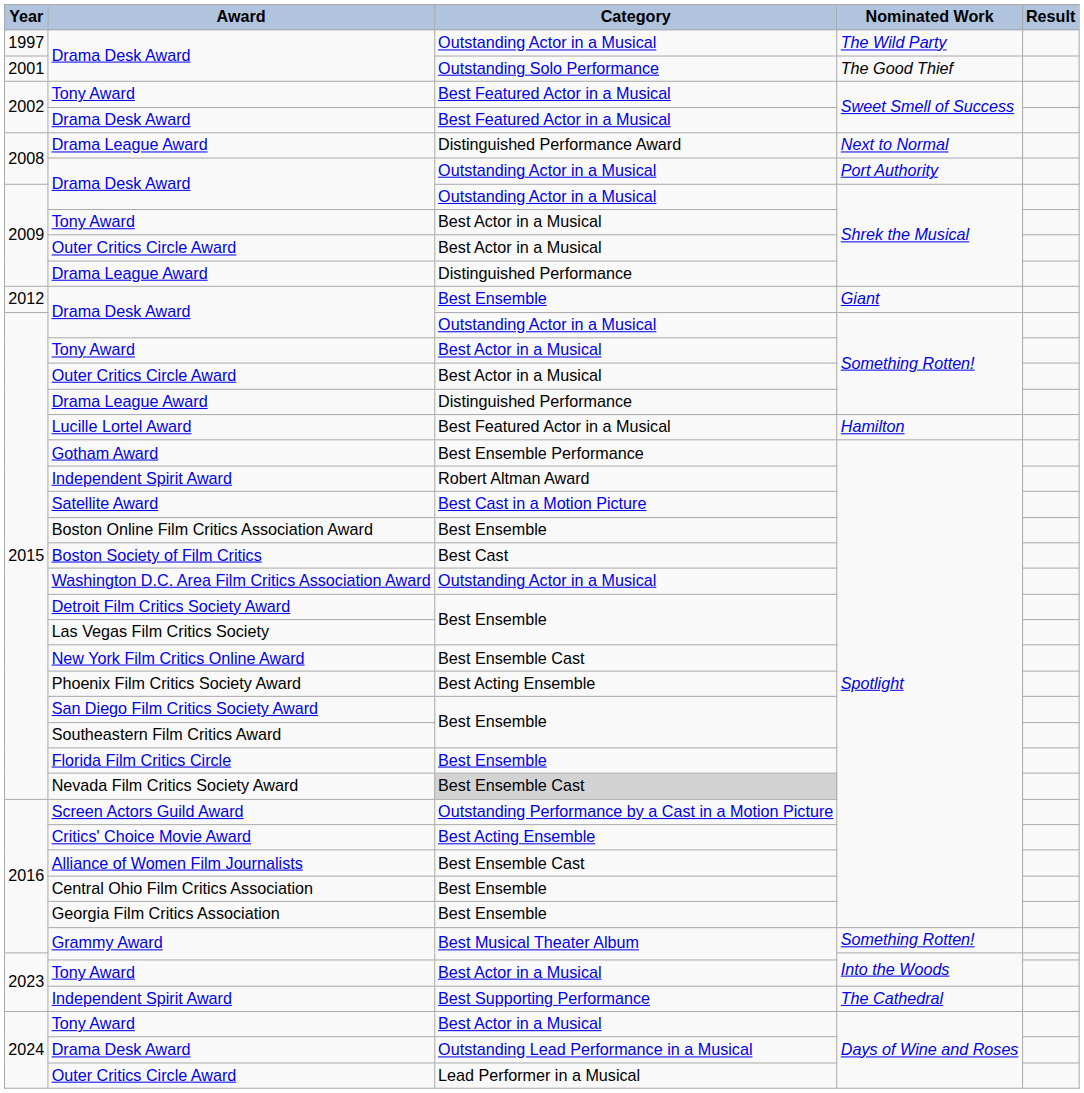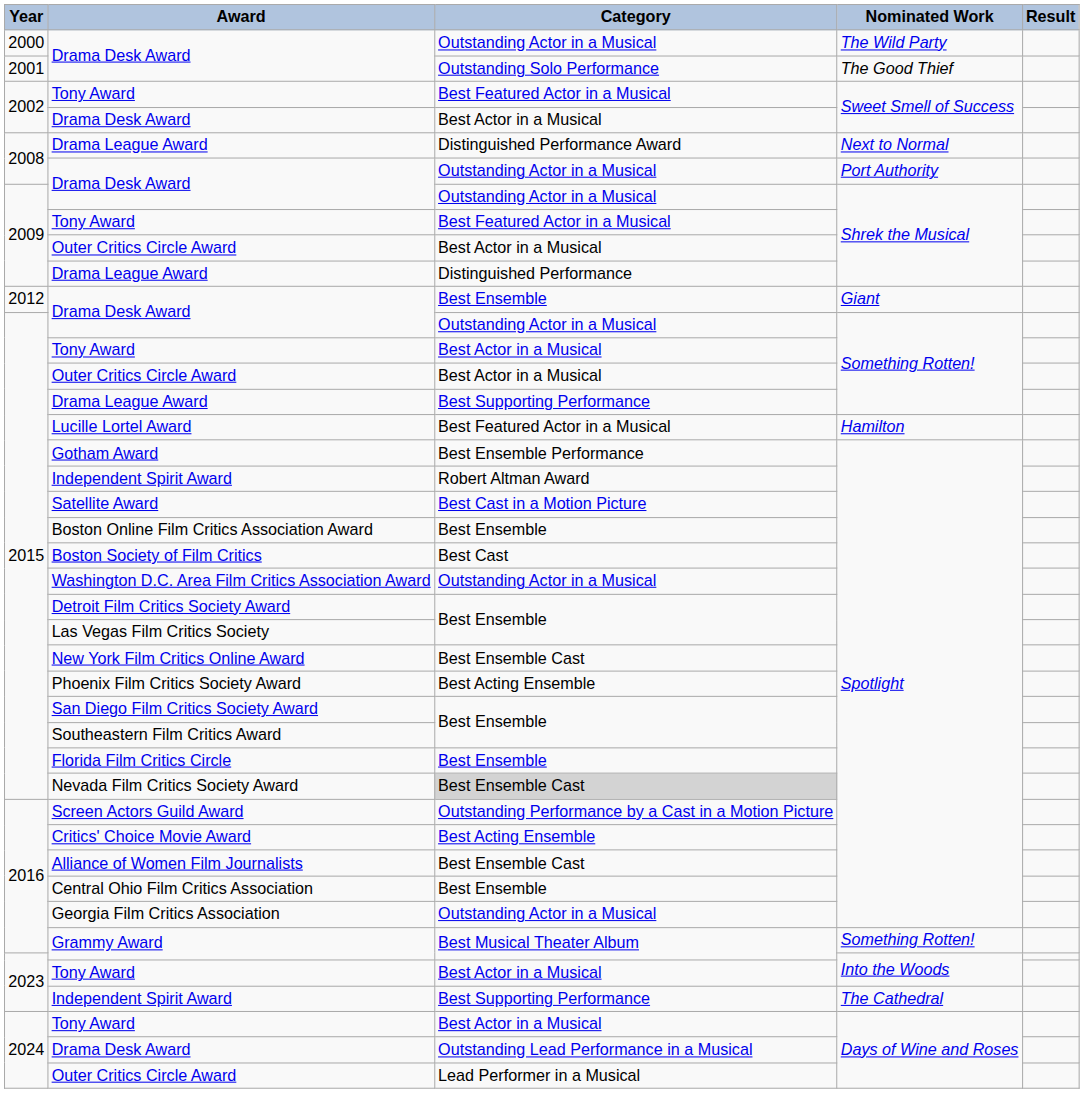(26, 42) 1997 -> (26, 42) 2000
(554, 119) Best Featured Actor in a Musical -> (520, 119) Best Actor in a Musical
(520, 222) Best Actor in a Musical -> (554, 222) Best Featured Actor in a Musical
(535, 401) Distinguished Performance -> (544, 401) Best Supporting Performance
(492, 914) Best Ensemble -> (547, 914) Outstanding Actor in a Musical
